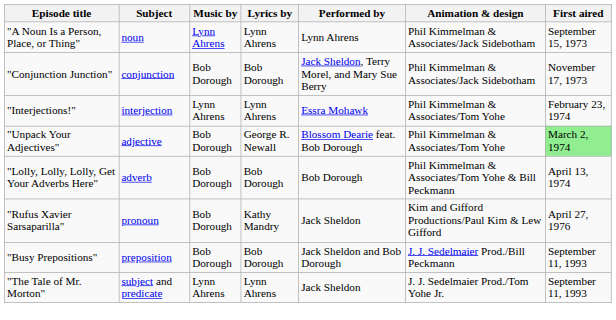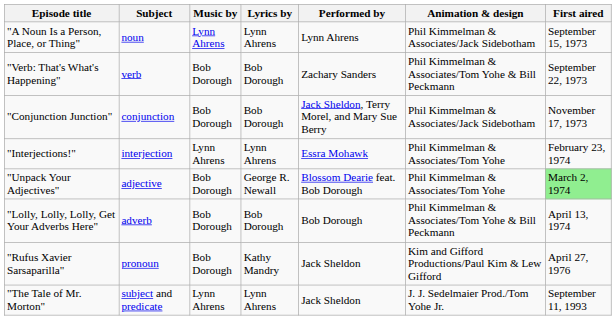+ row: (53, 74)
- row: (52, 257)
